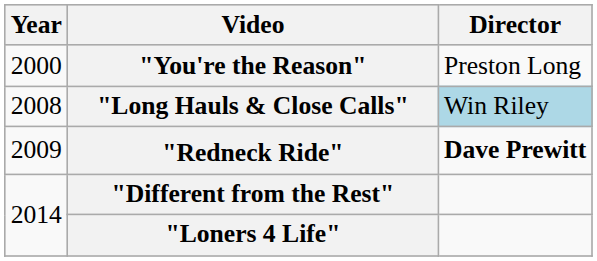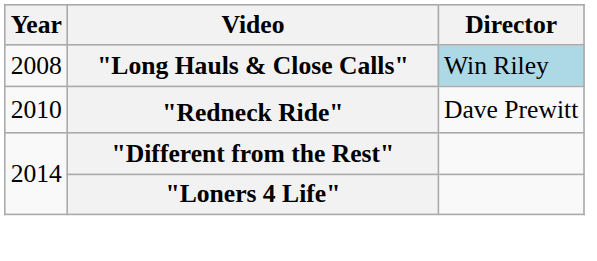- row: (253, 65)
(36, 150) 2009 -> (36, 109) 2010
(515, 150) bold -> (511, 109) normal
